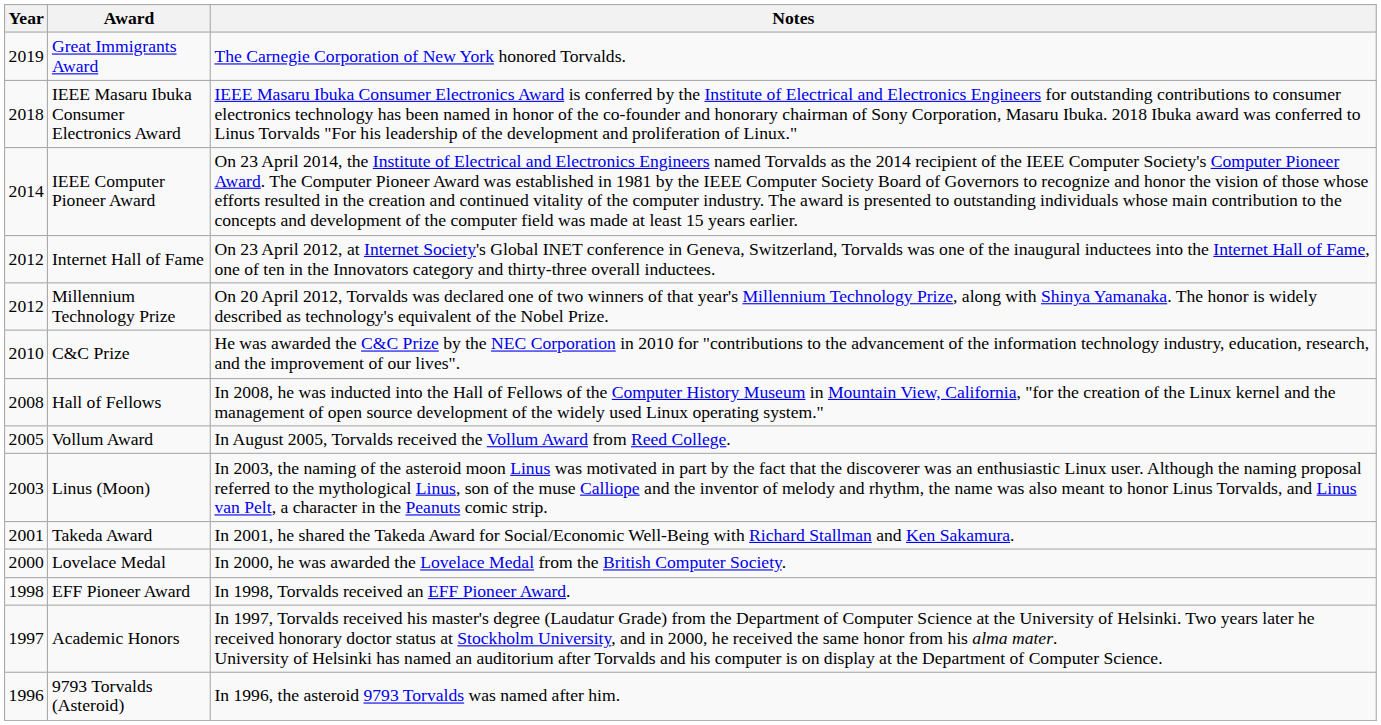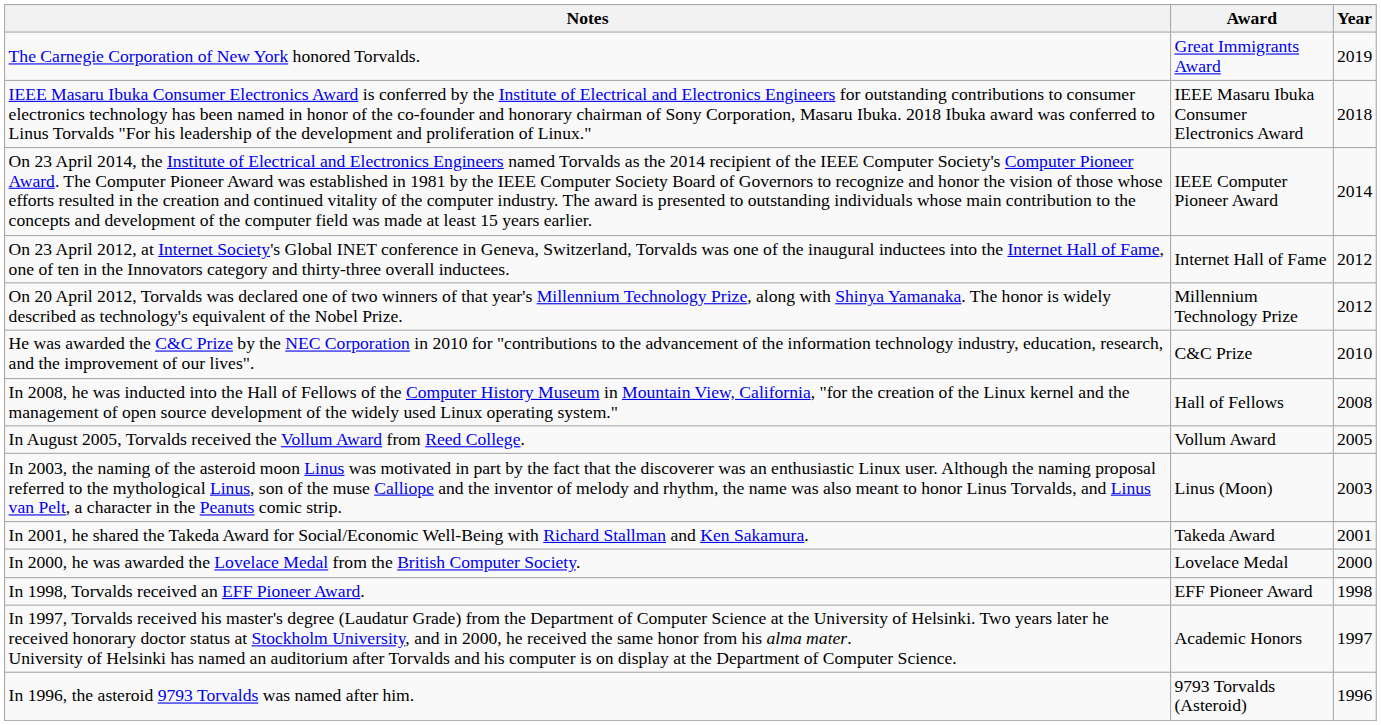columns swapped: (26, 18) <-> (793, 18)
